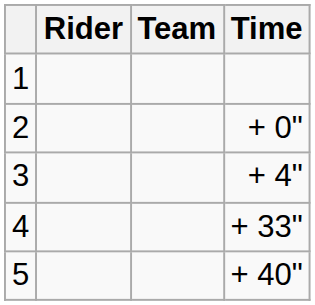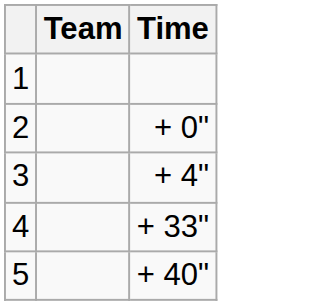- column: (83, 29)
